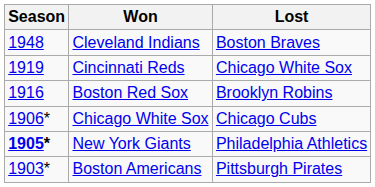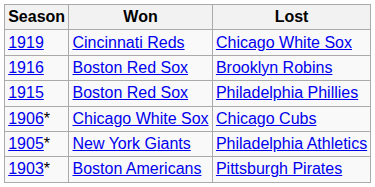- row: (268, 42)
+ row: (287, 93)
(29, 144) bold -> (29, 144) normal
